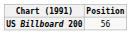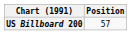(105, 24) 56 -> (105, 24) 57
